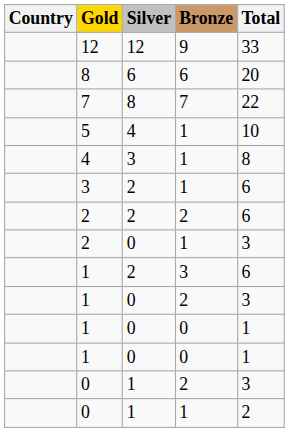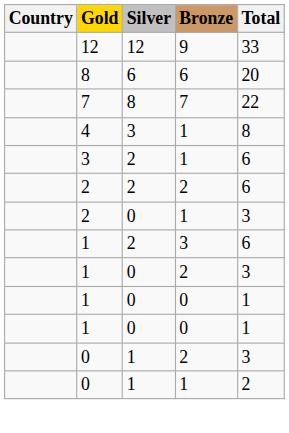- row: (85, 131)
